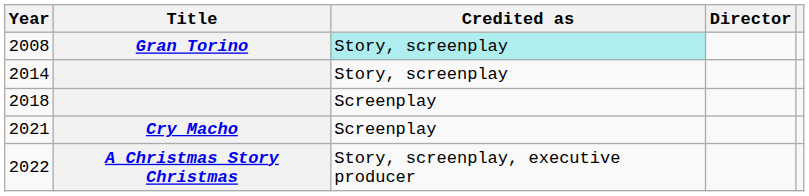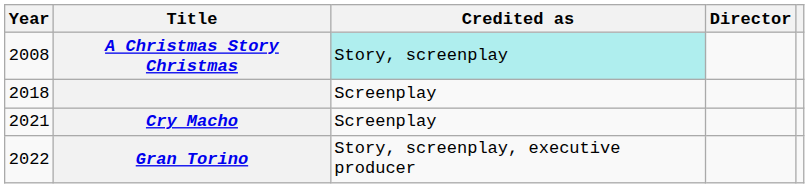(192, 46) Gran Torino -> (192, 56) A Christmas Story Christmas
- row: (29, 74)
(192, 167) A Christmas Story Christmas -> (192, 159) Gran Torino
